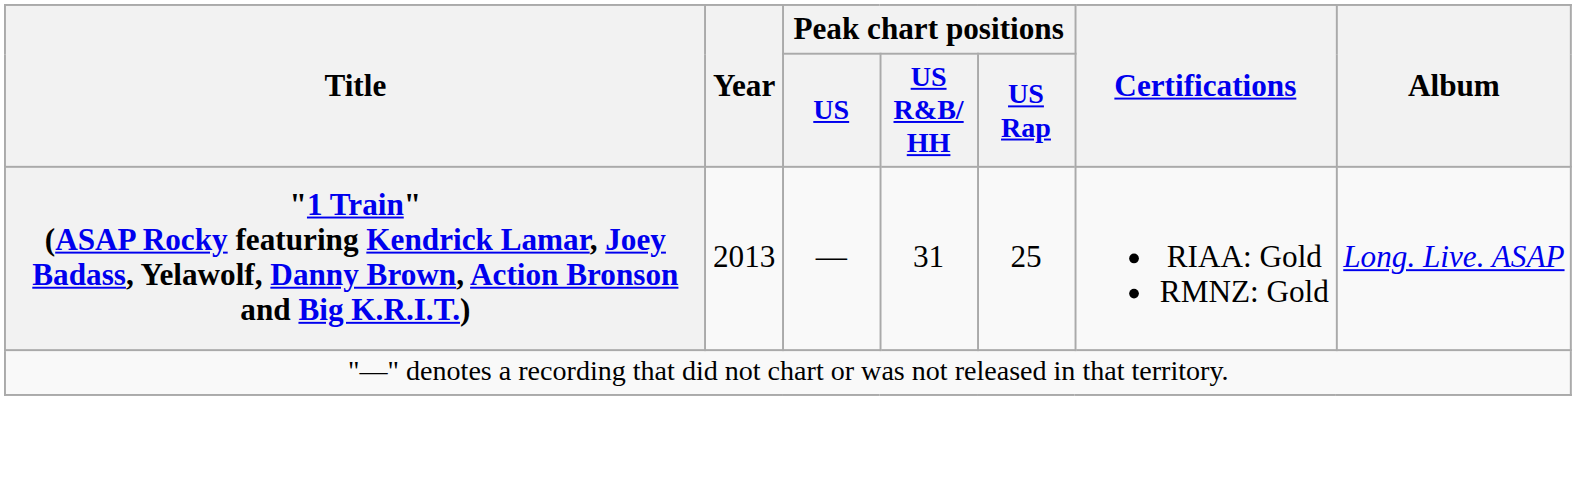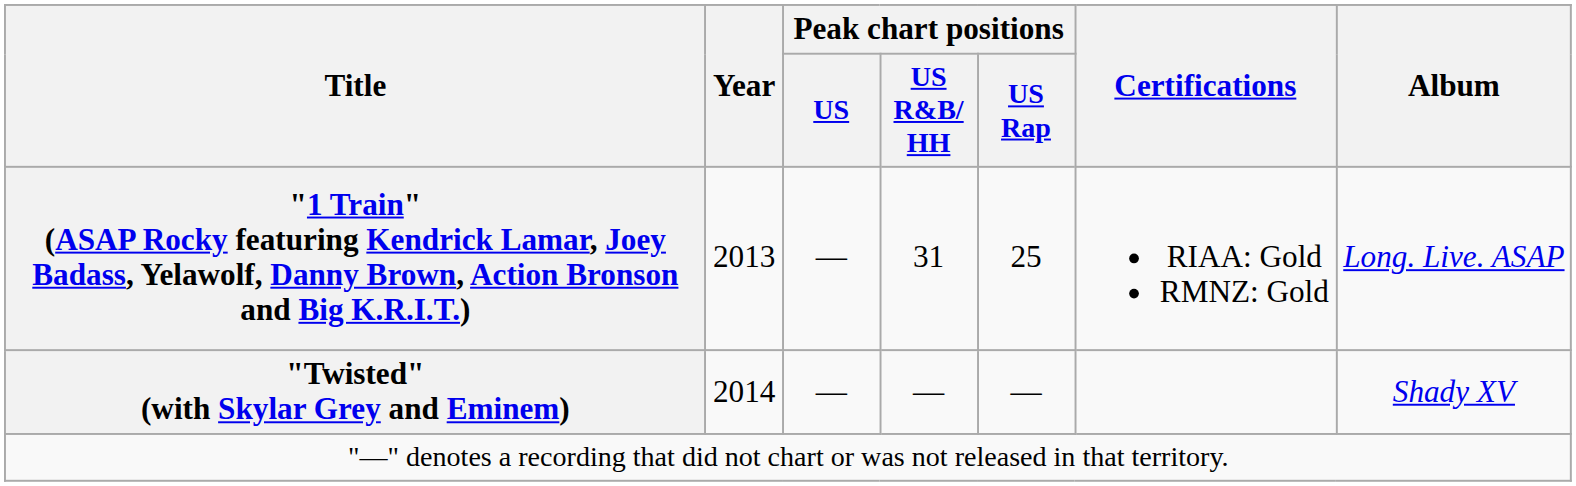+ row: (355, 390)
